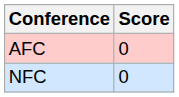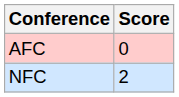(124, 77) 0 -> (124, 77) 2
